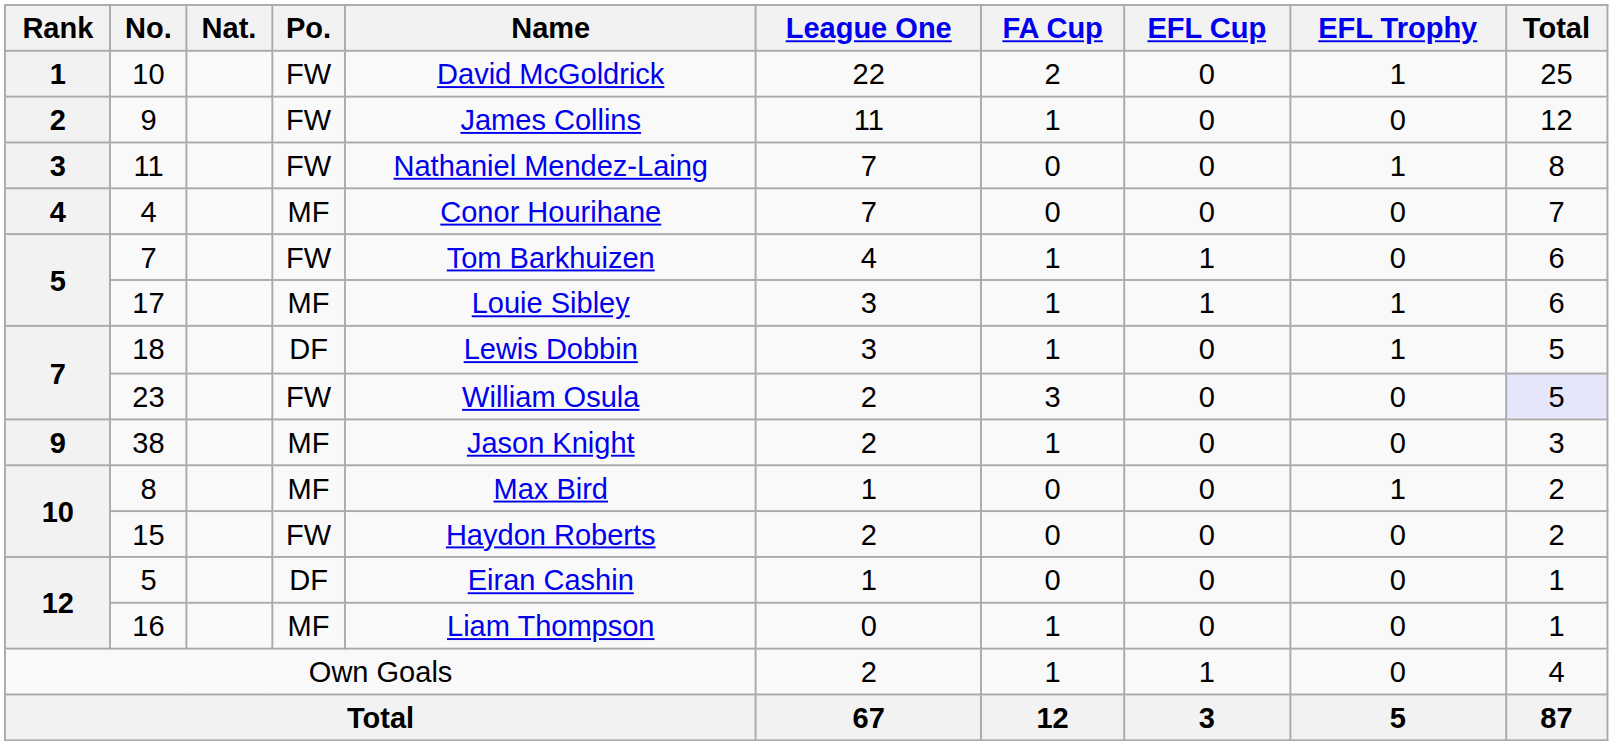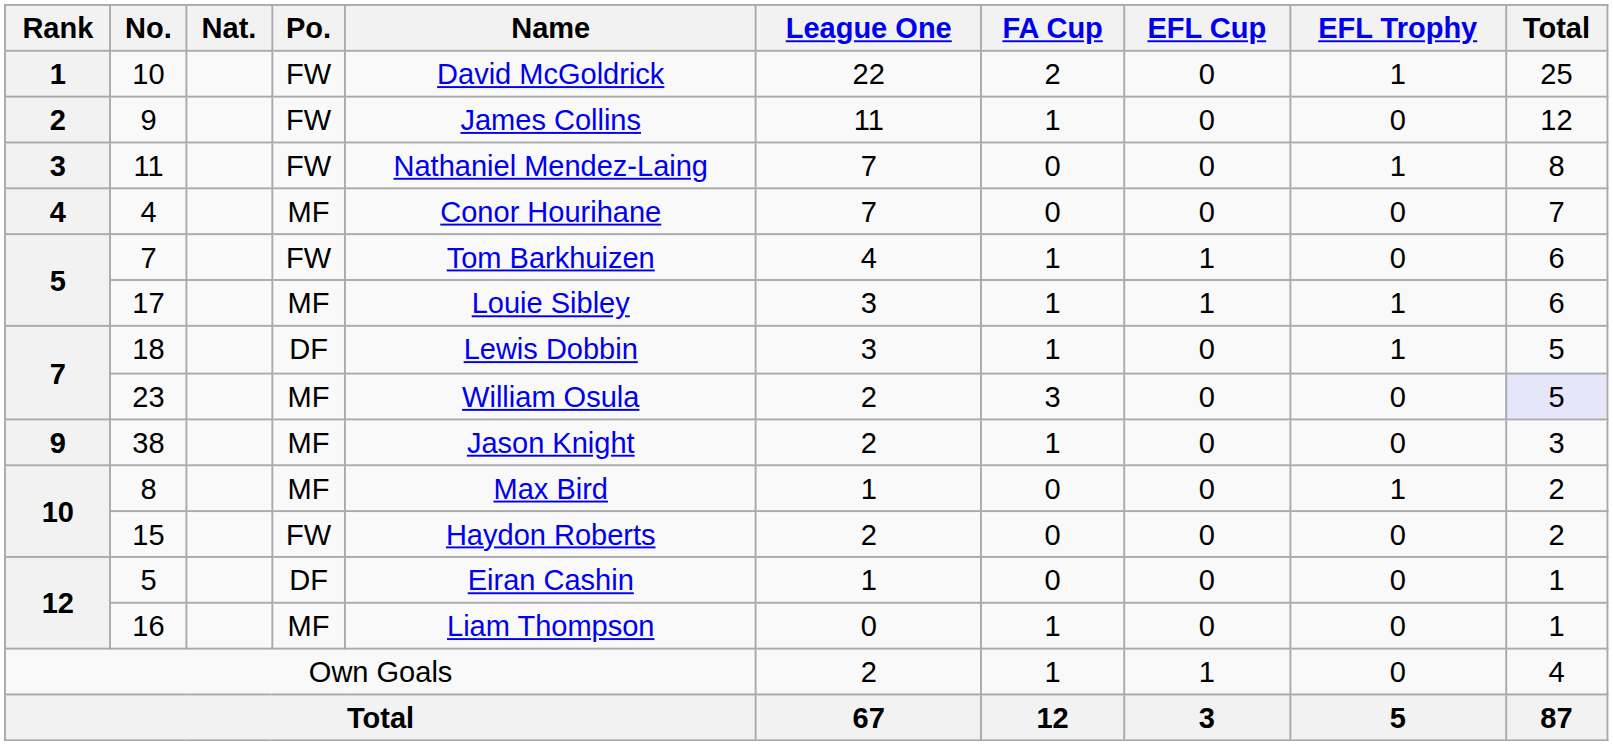(309, 396) FW -> (309, 396) MF
